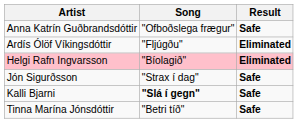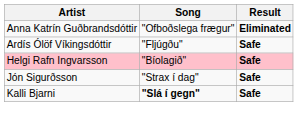(250, 28) Safe -> (265, 28) Eliminated
(265, 45) Eliminated -> (250, 45) Safe
(265, 61) Eliminated -> (250, 61) Safe
- row: (60, 110)
